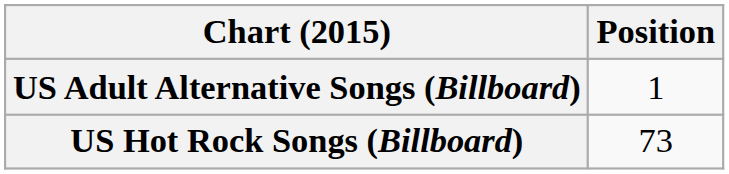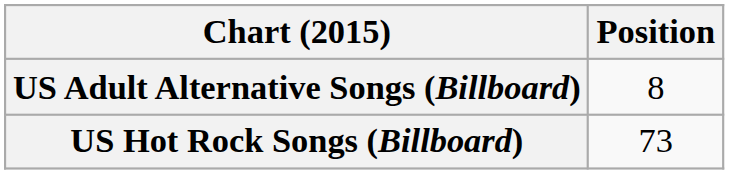(656, 86) 1 -> (656, 86) 8
